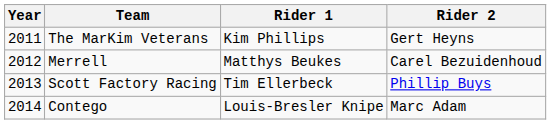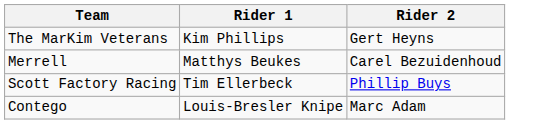- column: (25, 16)
